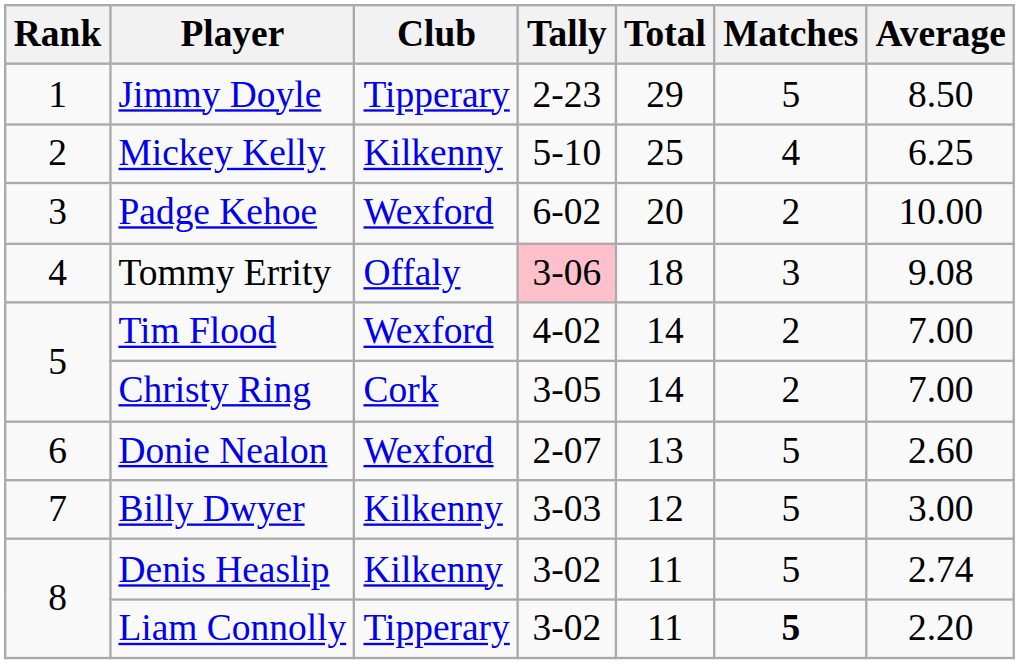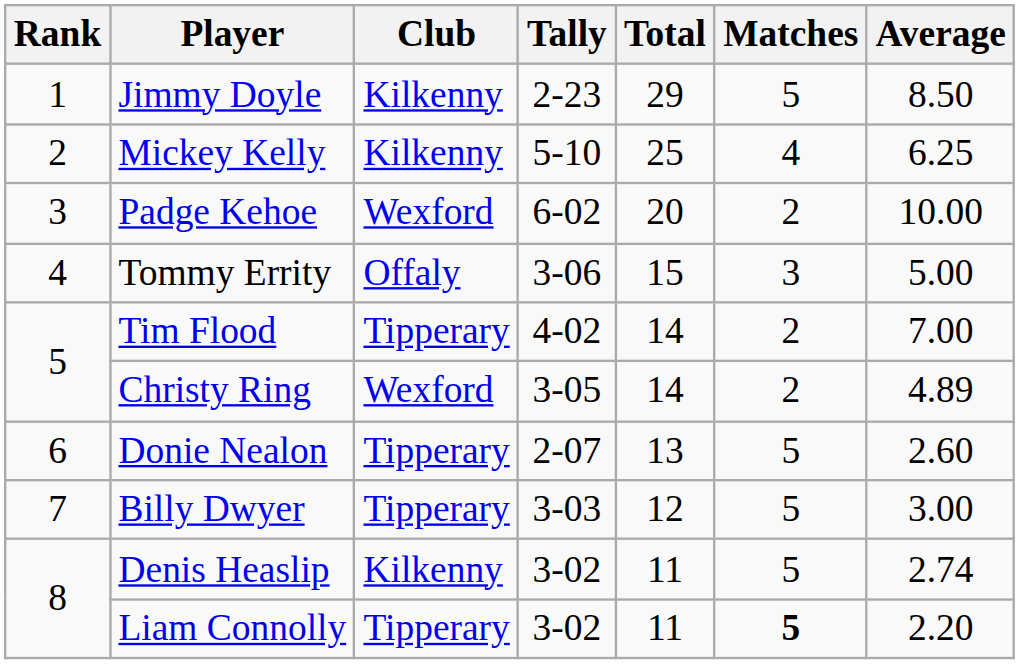(437, 93) Tipperary -> (433, 93) Kilkenny
(567, 271) pink background -> (567, 271) no background
(665, 271) 18 -> (665, 271) 15
(941, 271) 9.08 -> (941, 271) 5.00
(429, 331) Wexford -> (437, 331) Tipperary
(401, 390) Cork -> (429, 390) Wexford
(941, 390) 7.00 -> (941, 390) 4.89
(429, 449) Wexford -> (437, 449) Tipperary
(433, 509) Kilkenny -> (437, 509) Tipperary
